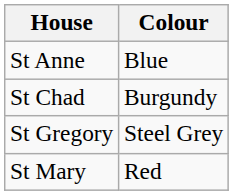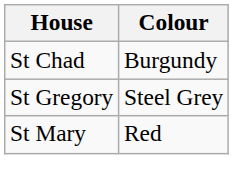- row: (47, 60)
